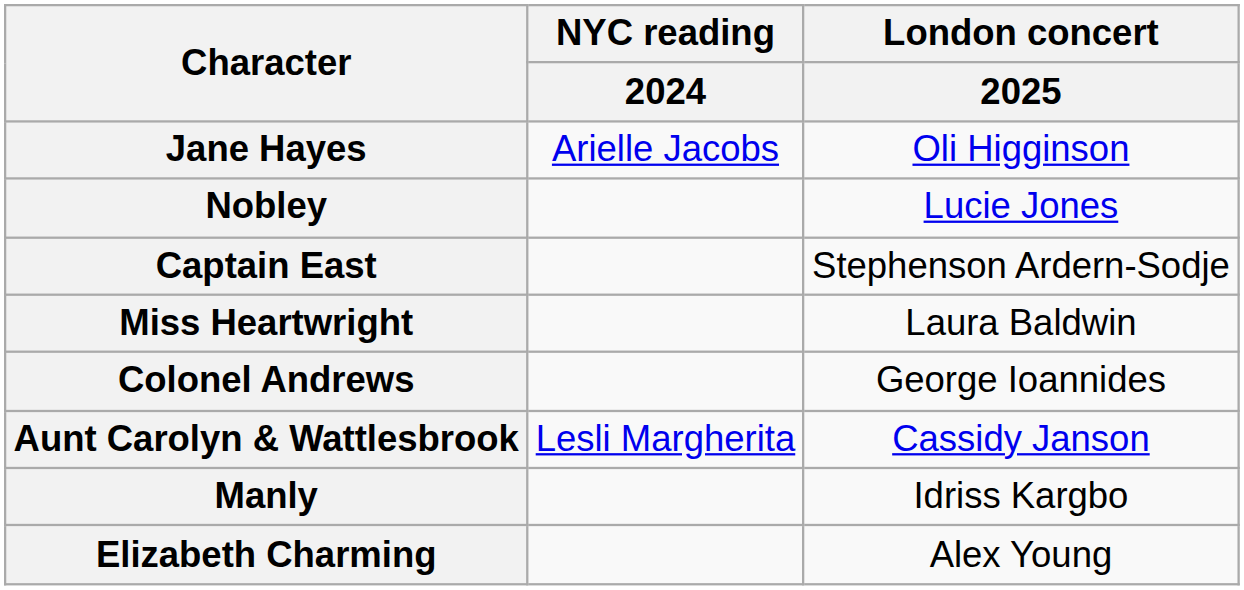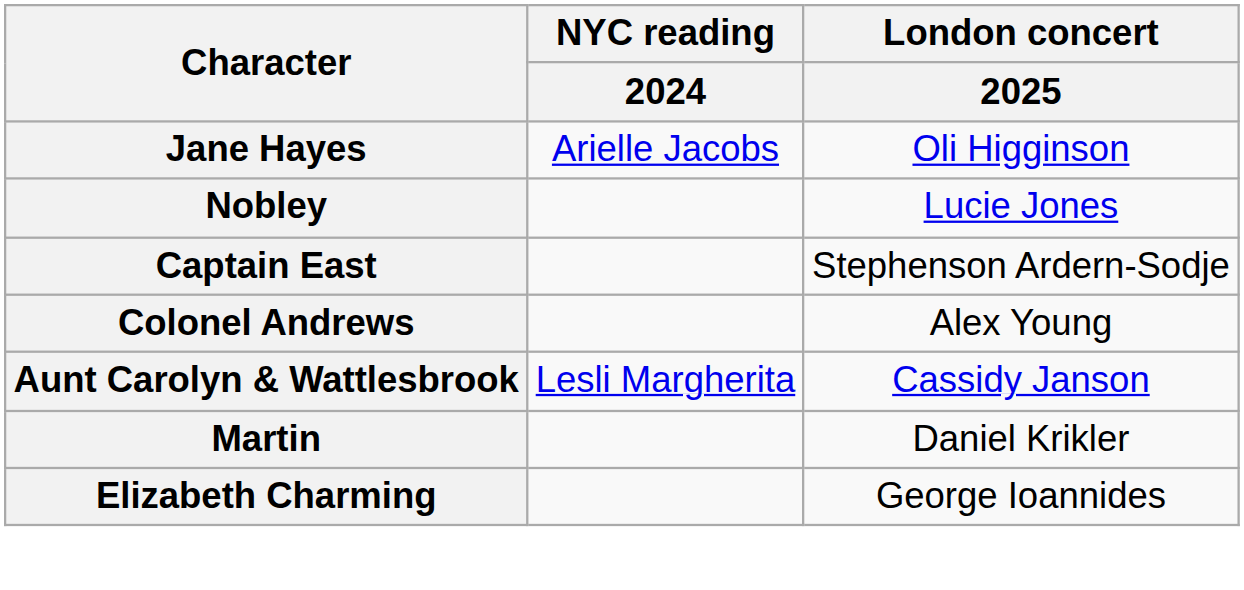- row: (266, 322)
(1021, 380) George Ioannides -> (1021, 322) Alex Young
- row: (266, 496)
+ row: (266, 438)
(1021, 554) Alex Young -> (1021, 496) George Ioannides
